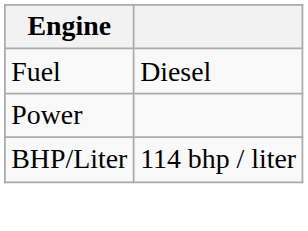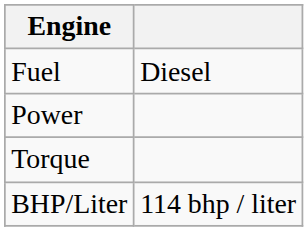+ row: (51, 159)
